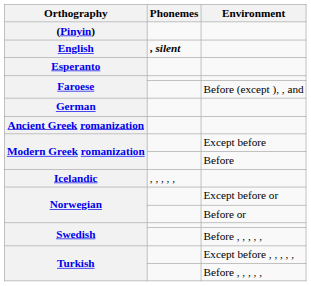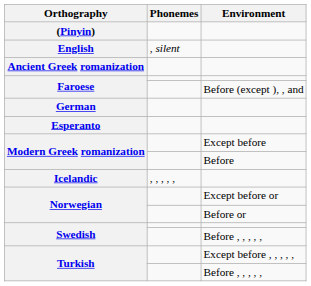(165, 48) bold -> (165, 48) normal
rows swapped: (76, 66) <-> (76, 125)
